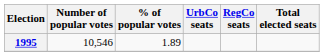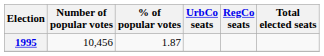(98, 42) 10,546 -> (98, 42) 10,456
(171, 42) 1.89 -> (171, 42) 1.87
